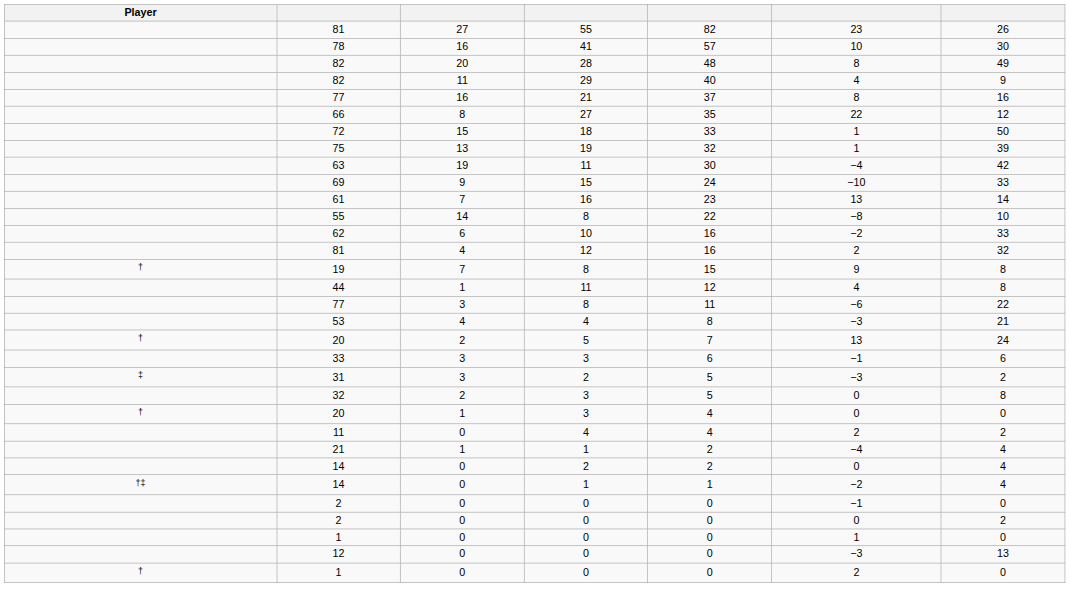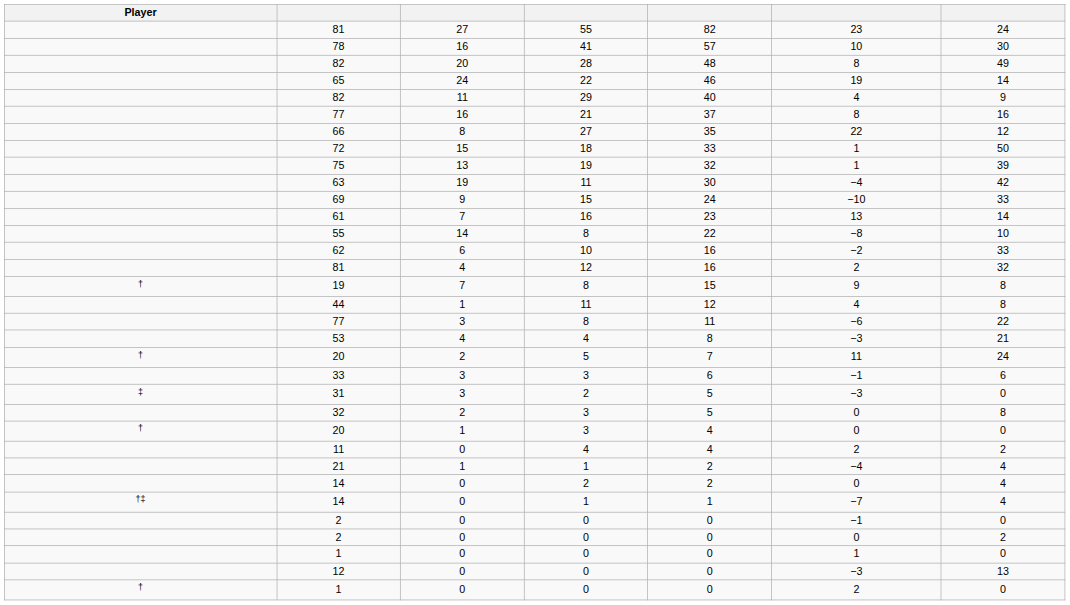(1003, 30) 26 -> (1003, 30) 24
+ row: (339, 81)
(856, 340) 13 -> (856, 357) 11
(1003, 377) 2 -> (1003, 394) 0
(856, 485) −2 -> (856, 502) −7
